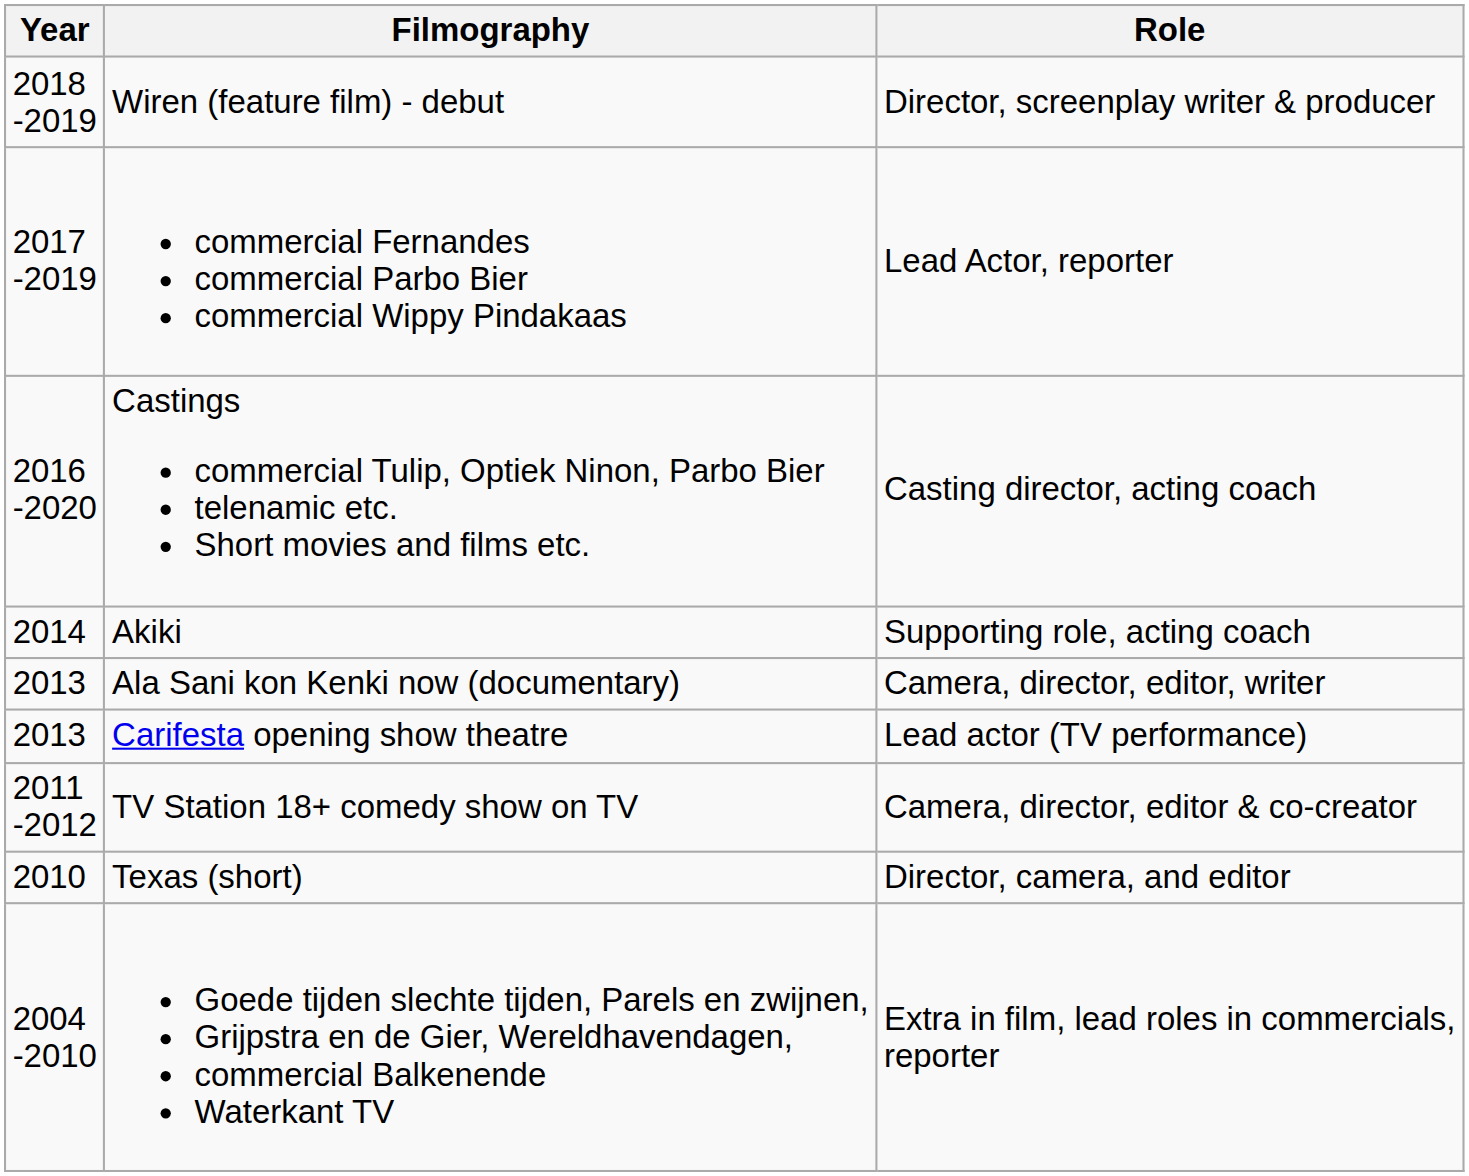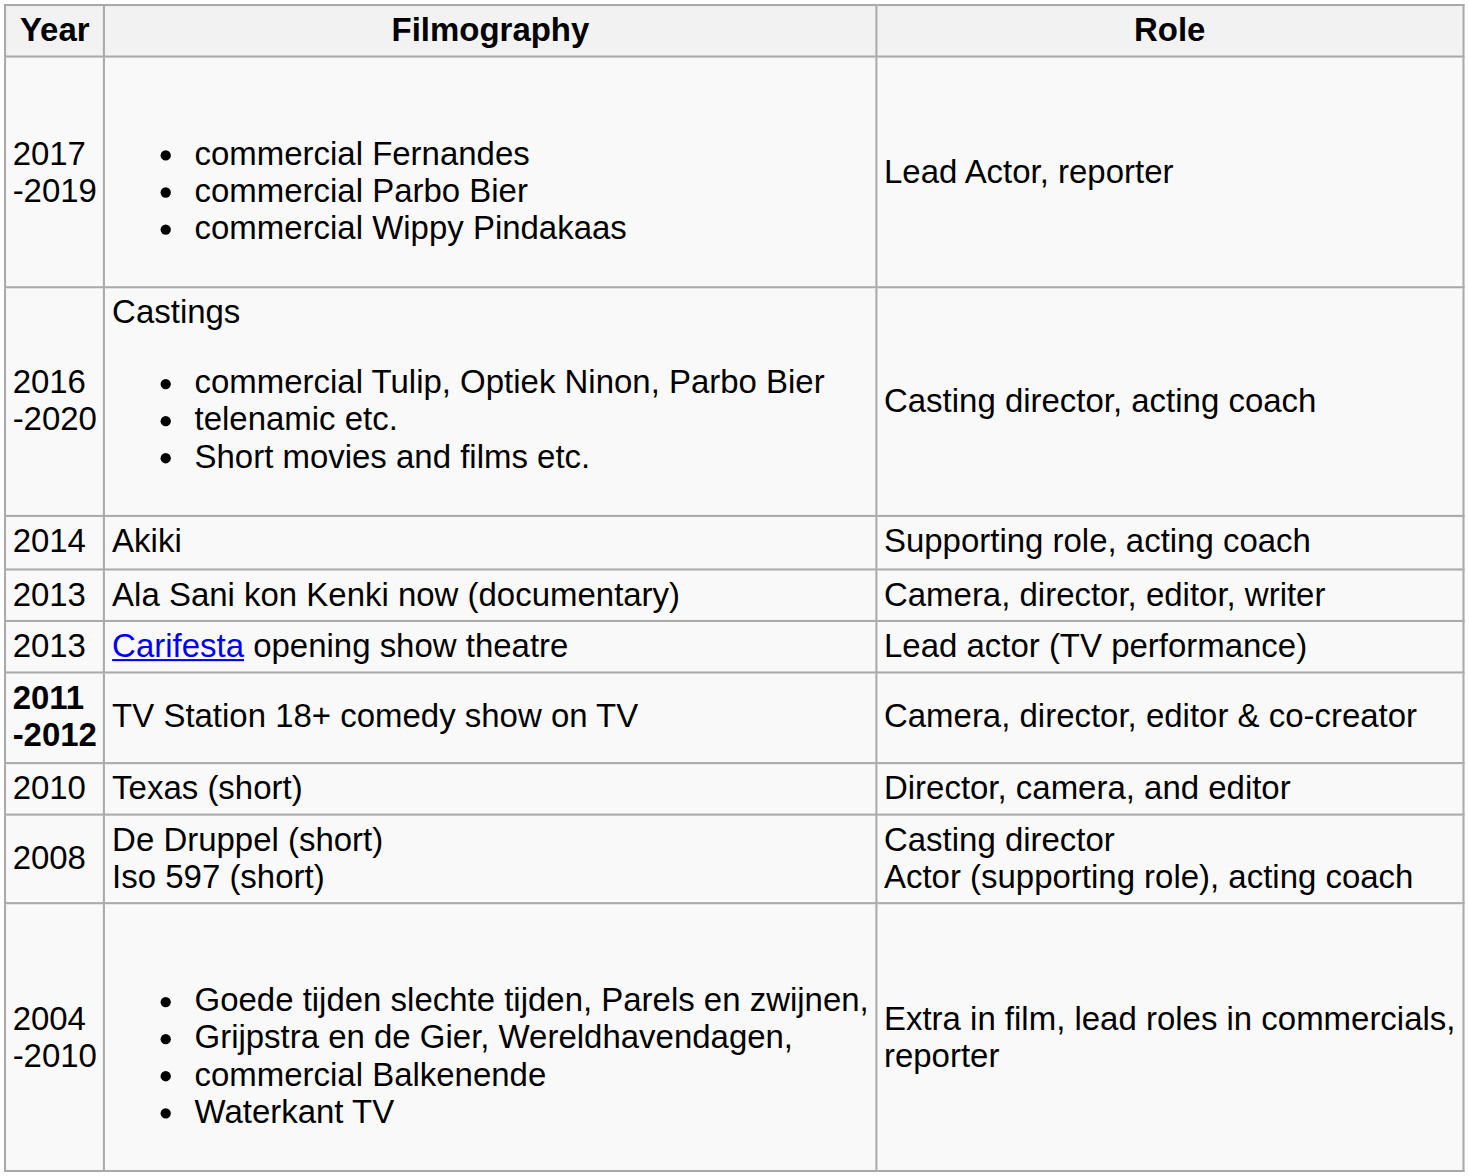- row: (308, 101)
(55, 806) normal -> (55, 717) bold
+ row: (248, 858)
